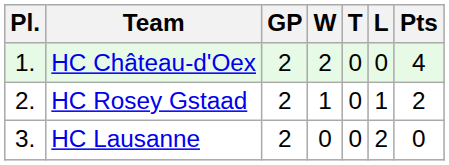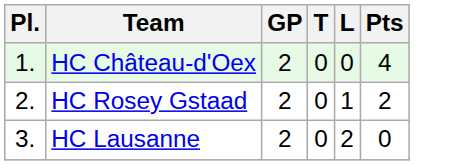- column: (325, 23)
